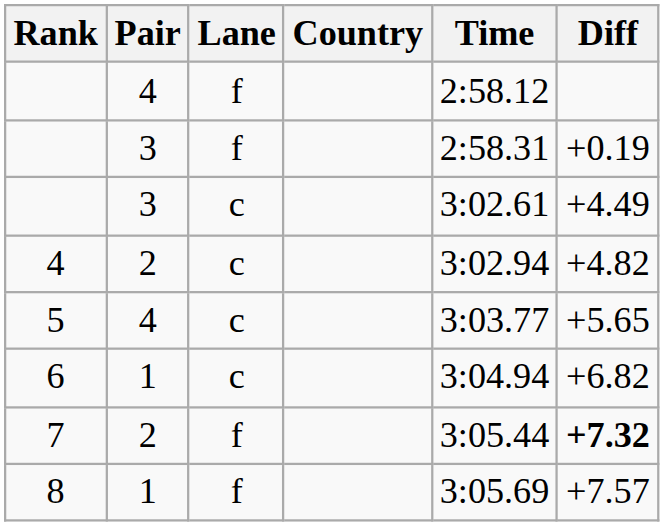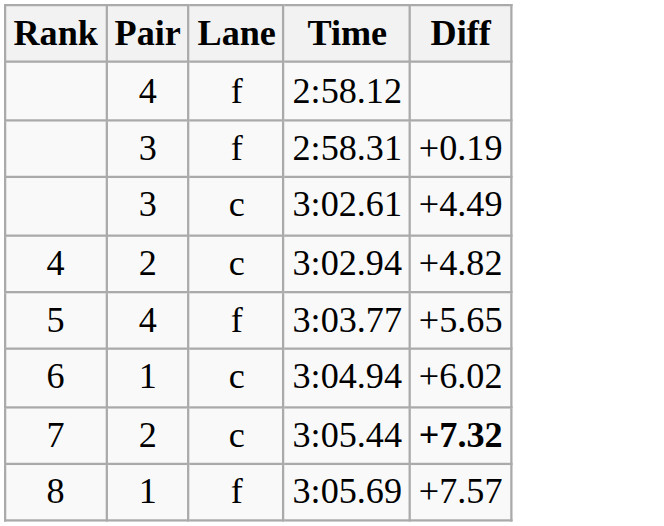- column: (358, 33)
(237, 319) c -> (237, 319) f
(608, 377) +6.82 -> (461, 377) +6.02
(237, 434) f -> (237, 434) c
